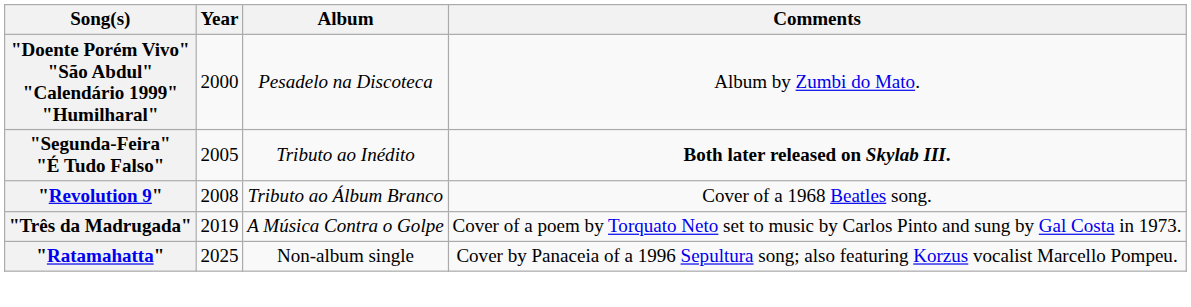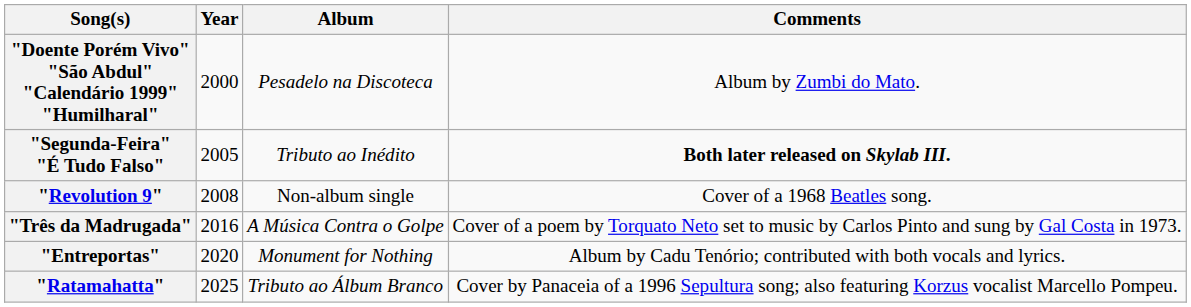(345, 195) Tributo ao Álbum Branco -> (345, 195) Non-album single
(219, 226) 2019 -> (219, 226) 2016
+ row: (100, 256)
(345, 256) Non-album single -> (345, 286) Tributo ao Álbum Branco
